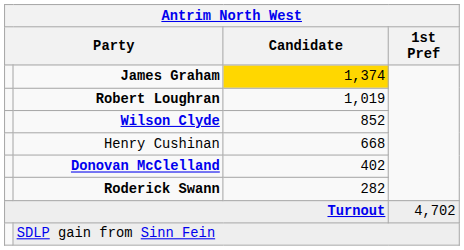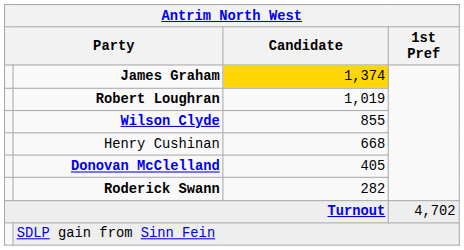(373, 121) 852 -> (373, 121) 855
(373, 166) 402 -> (373, 166) 405
